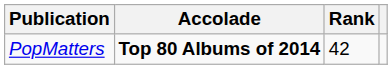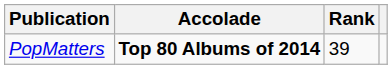(339, 49) 42 -> (339, 49) 39
